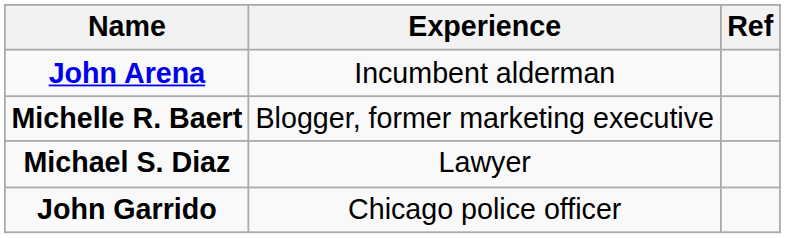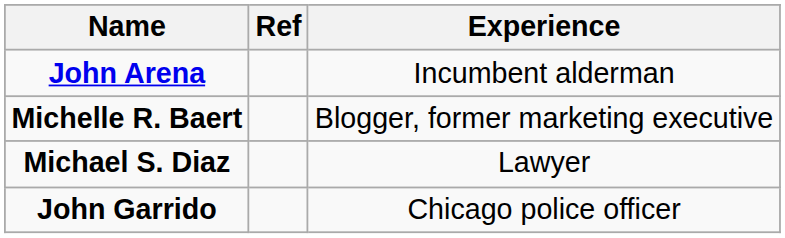columns swapped: (485, 27) <-> (750, 27)
